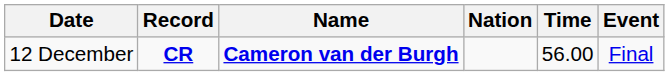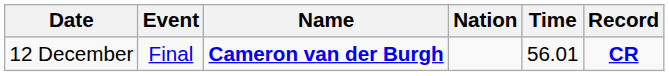columns swapped: (631, 20) <-> (178, 20)
(568, 53) 56.00 -> (553, 53) 56.01
